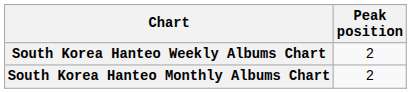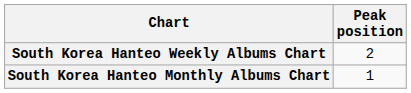(370, 77) 2 -> (370, 77) 1
